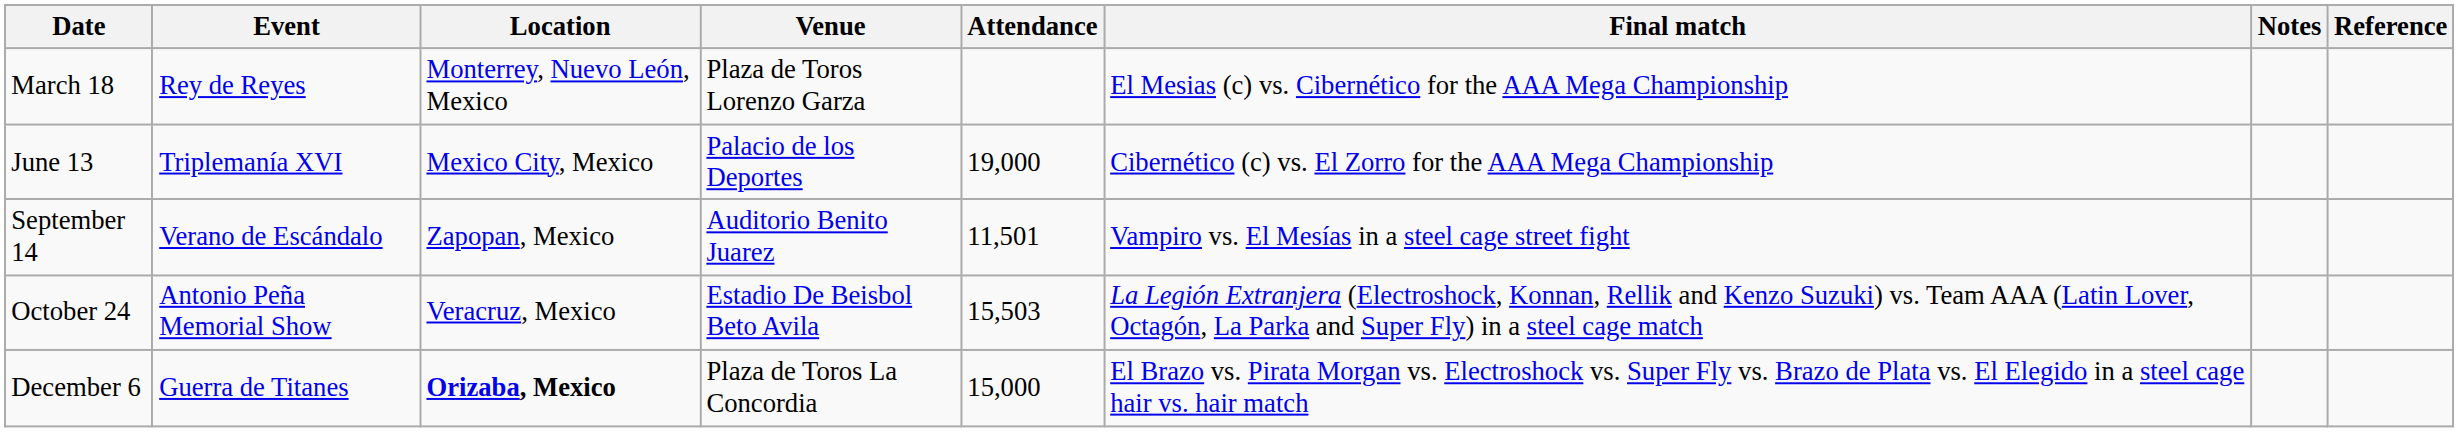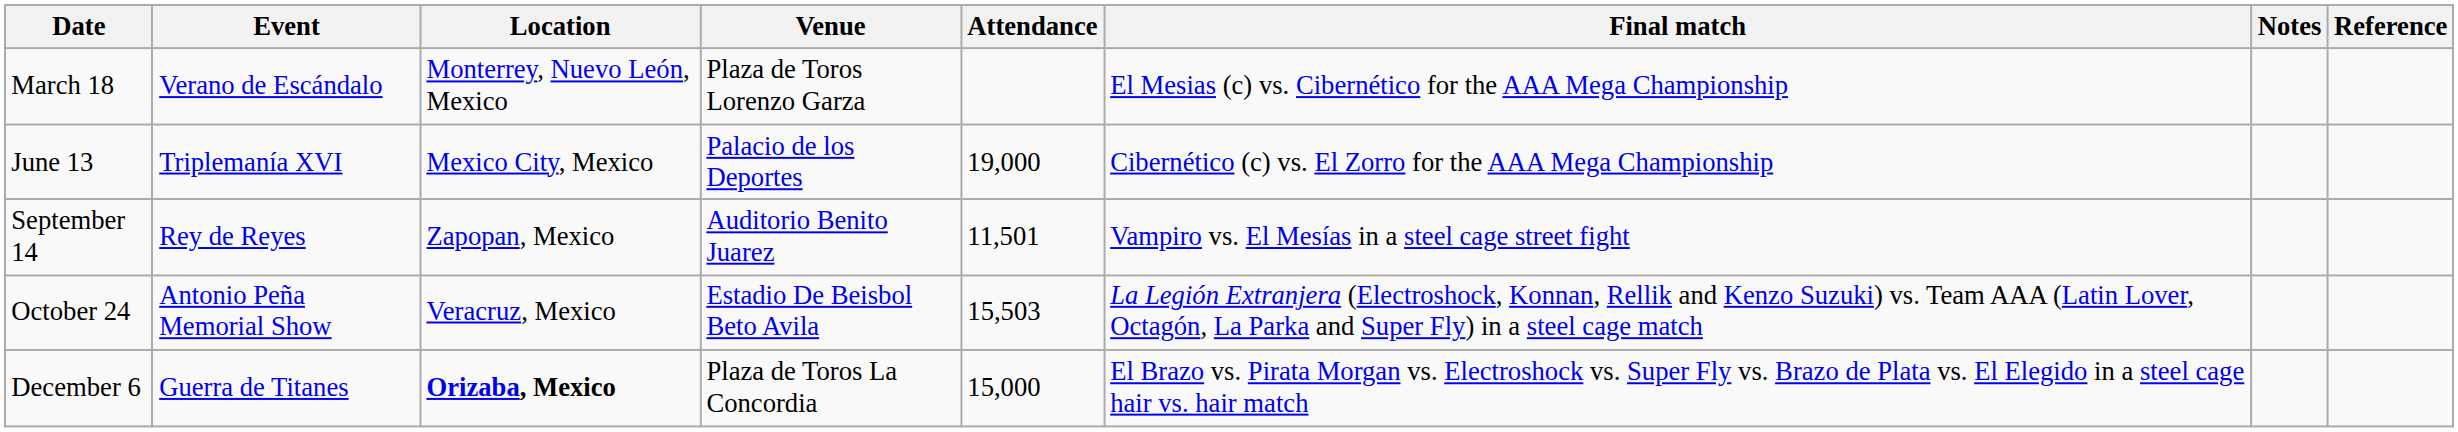(232, 85) Rey de Reyes -> (271, 85) Verano de Escándalo
(271, 236) Verano de Escándalo -> (232, 236) Rey de Reyes
